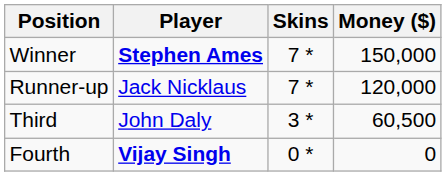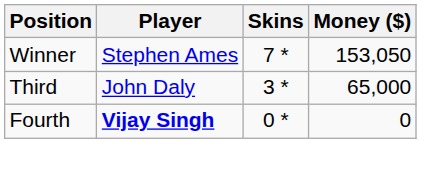(191, 54) bold -> (170, 54) normal
(398, 54) 150,000 -> (373, 54) 153,050
- row: (59, 87)
(404, 120) 60,500 -> (379, 87) 65,000
